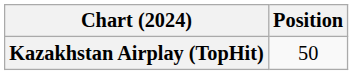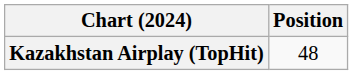(308, 52) 50 -> (308, 52) 48
